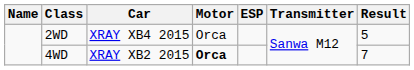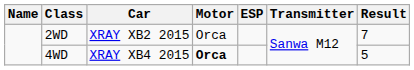(139, 35) XRAY XB4 2015 -> (139, 35) XRAY XB2 2015
(365, 35) 5 -> (365, 35) 7
(139, 55) XRAY XB2 2015 -> (139, 55) XRAY XB4 2015
(365, 55) 7 -> (365, 55) 5
